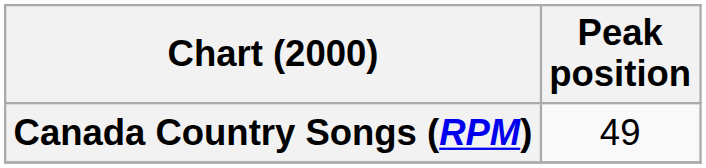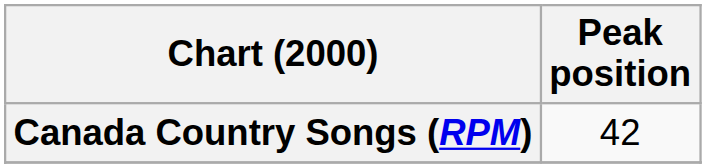(620, 132) 49 -> (620, 132) 42
